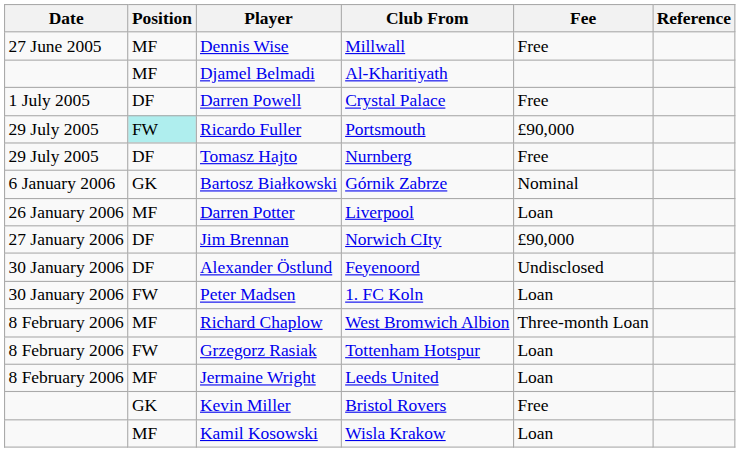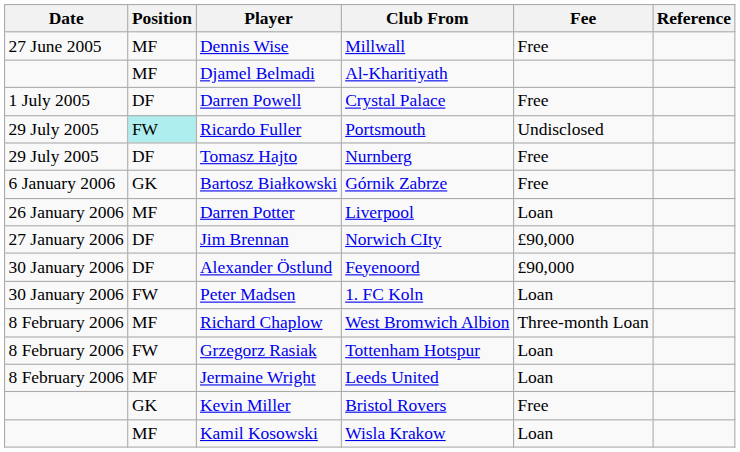(546, 128) £90,000 -> (561, 128) Undisclosed
(548, 184) Nominal -> (533, 184) Free
(561, 267) Undisclosed -> (546, 267) £90,000
